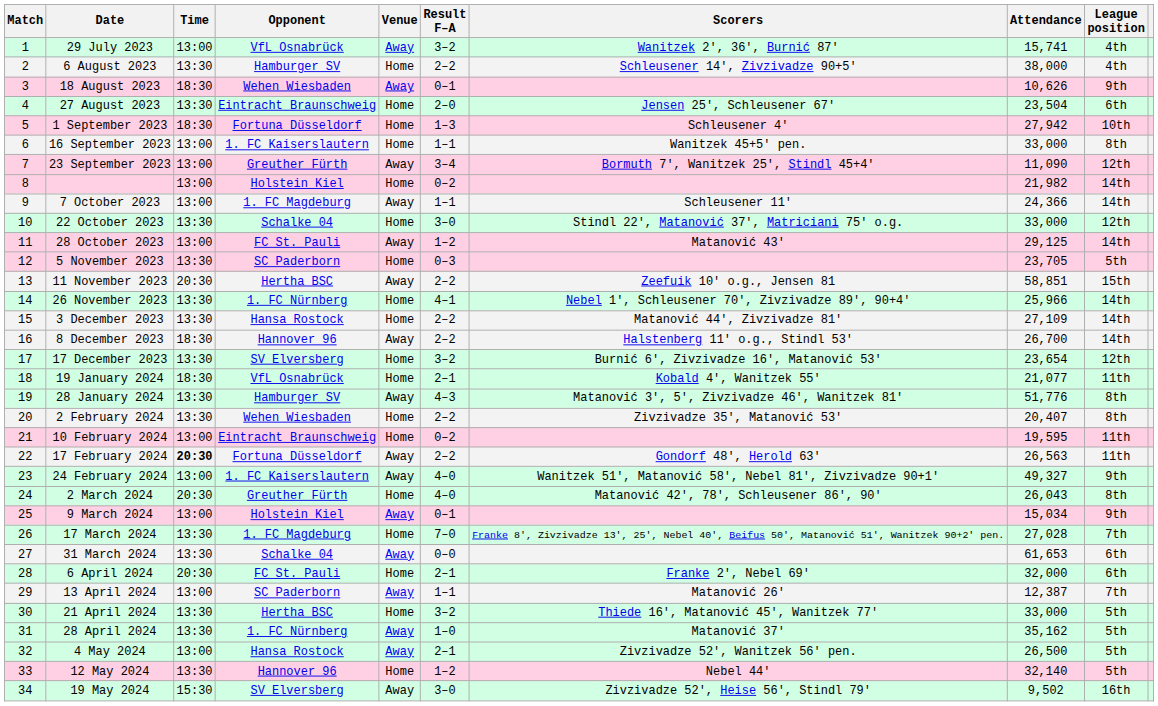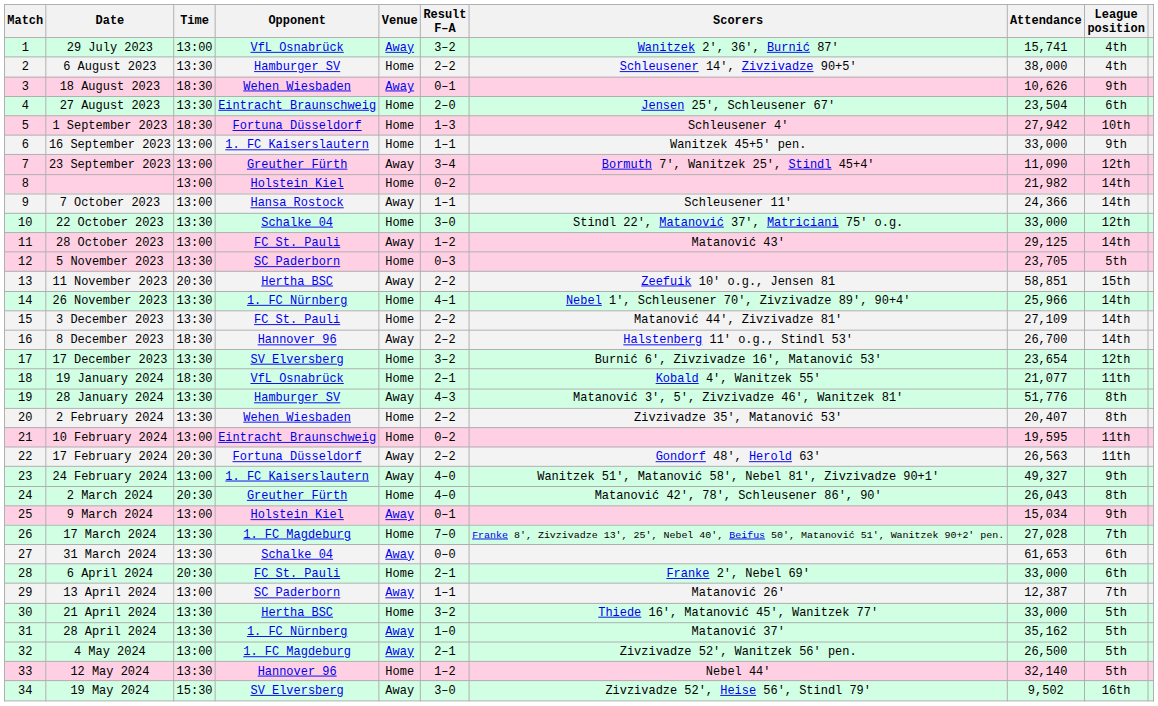(1116, 145) 8th -> (1116, 145) 9th
(297, 203) 1. FC Magdeburg -> (297, 203) Hansa Rostock
(297, 320) Hansa Rostock -> (297, 320) FC St. Pauli
(195, 457) bold -> (195, 457) normal
(1046, 574) 32,000 -> (1046, 574) 33,000
(297, 652) Hansa Rostock -> (297, 652) 1. FC Magdeburg
